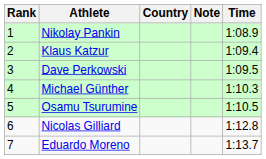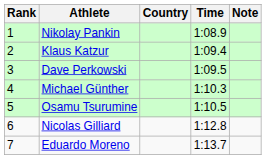columns swapped: (242, 13) <-> (207, 13)
